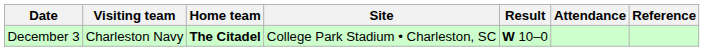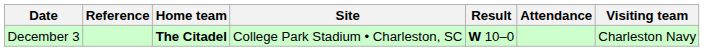columns swapped: (134, 15) <-> (664, 15)
